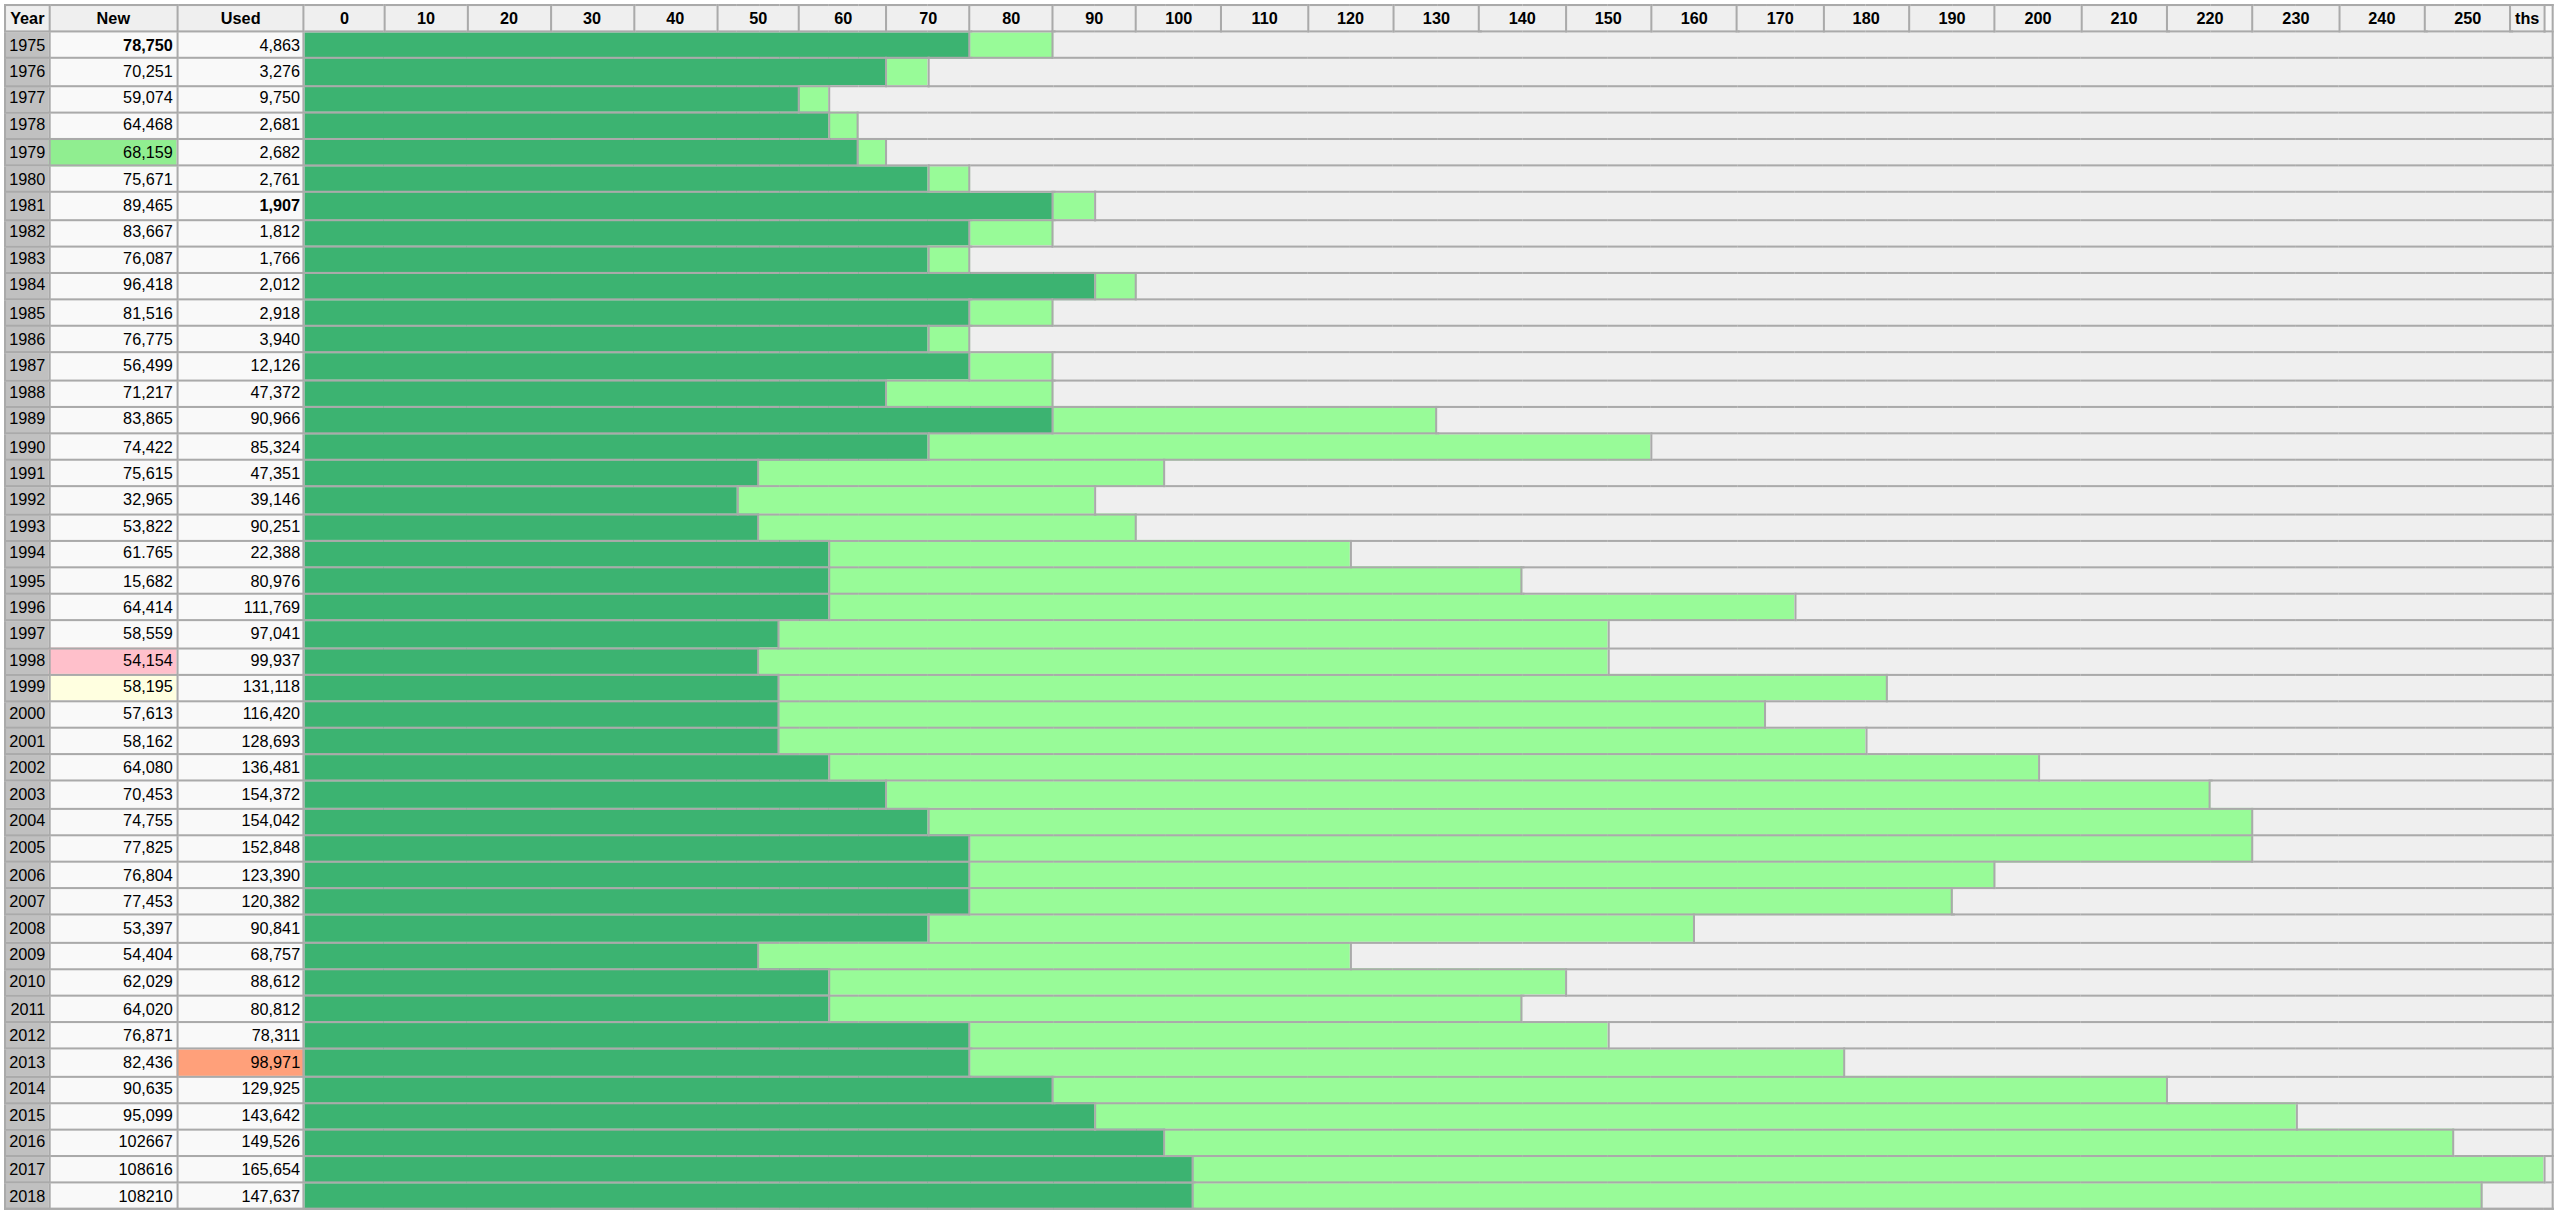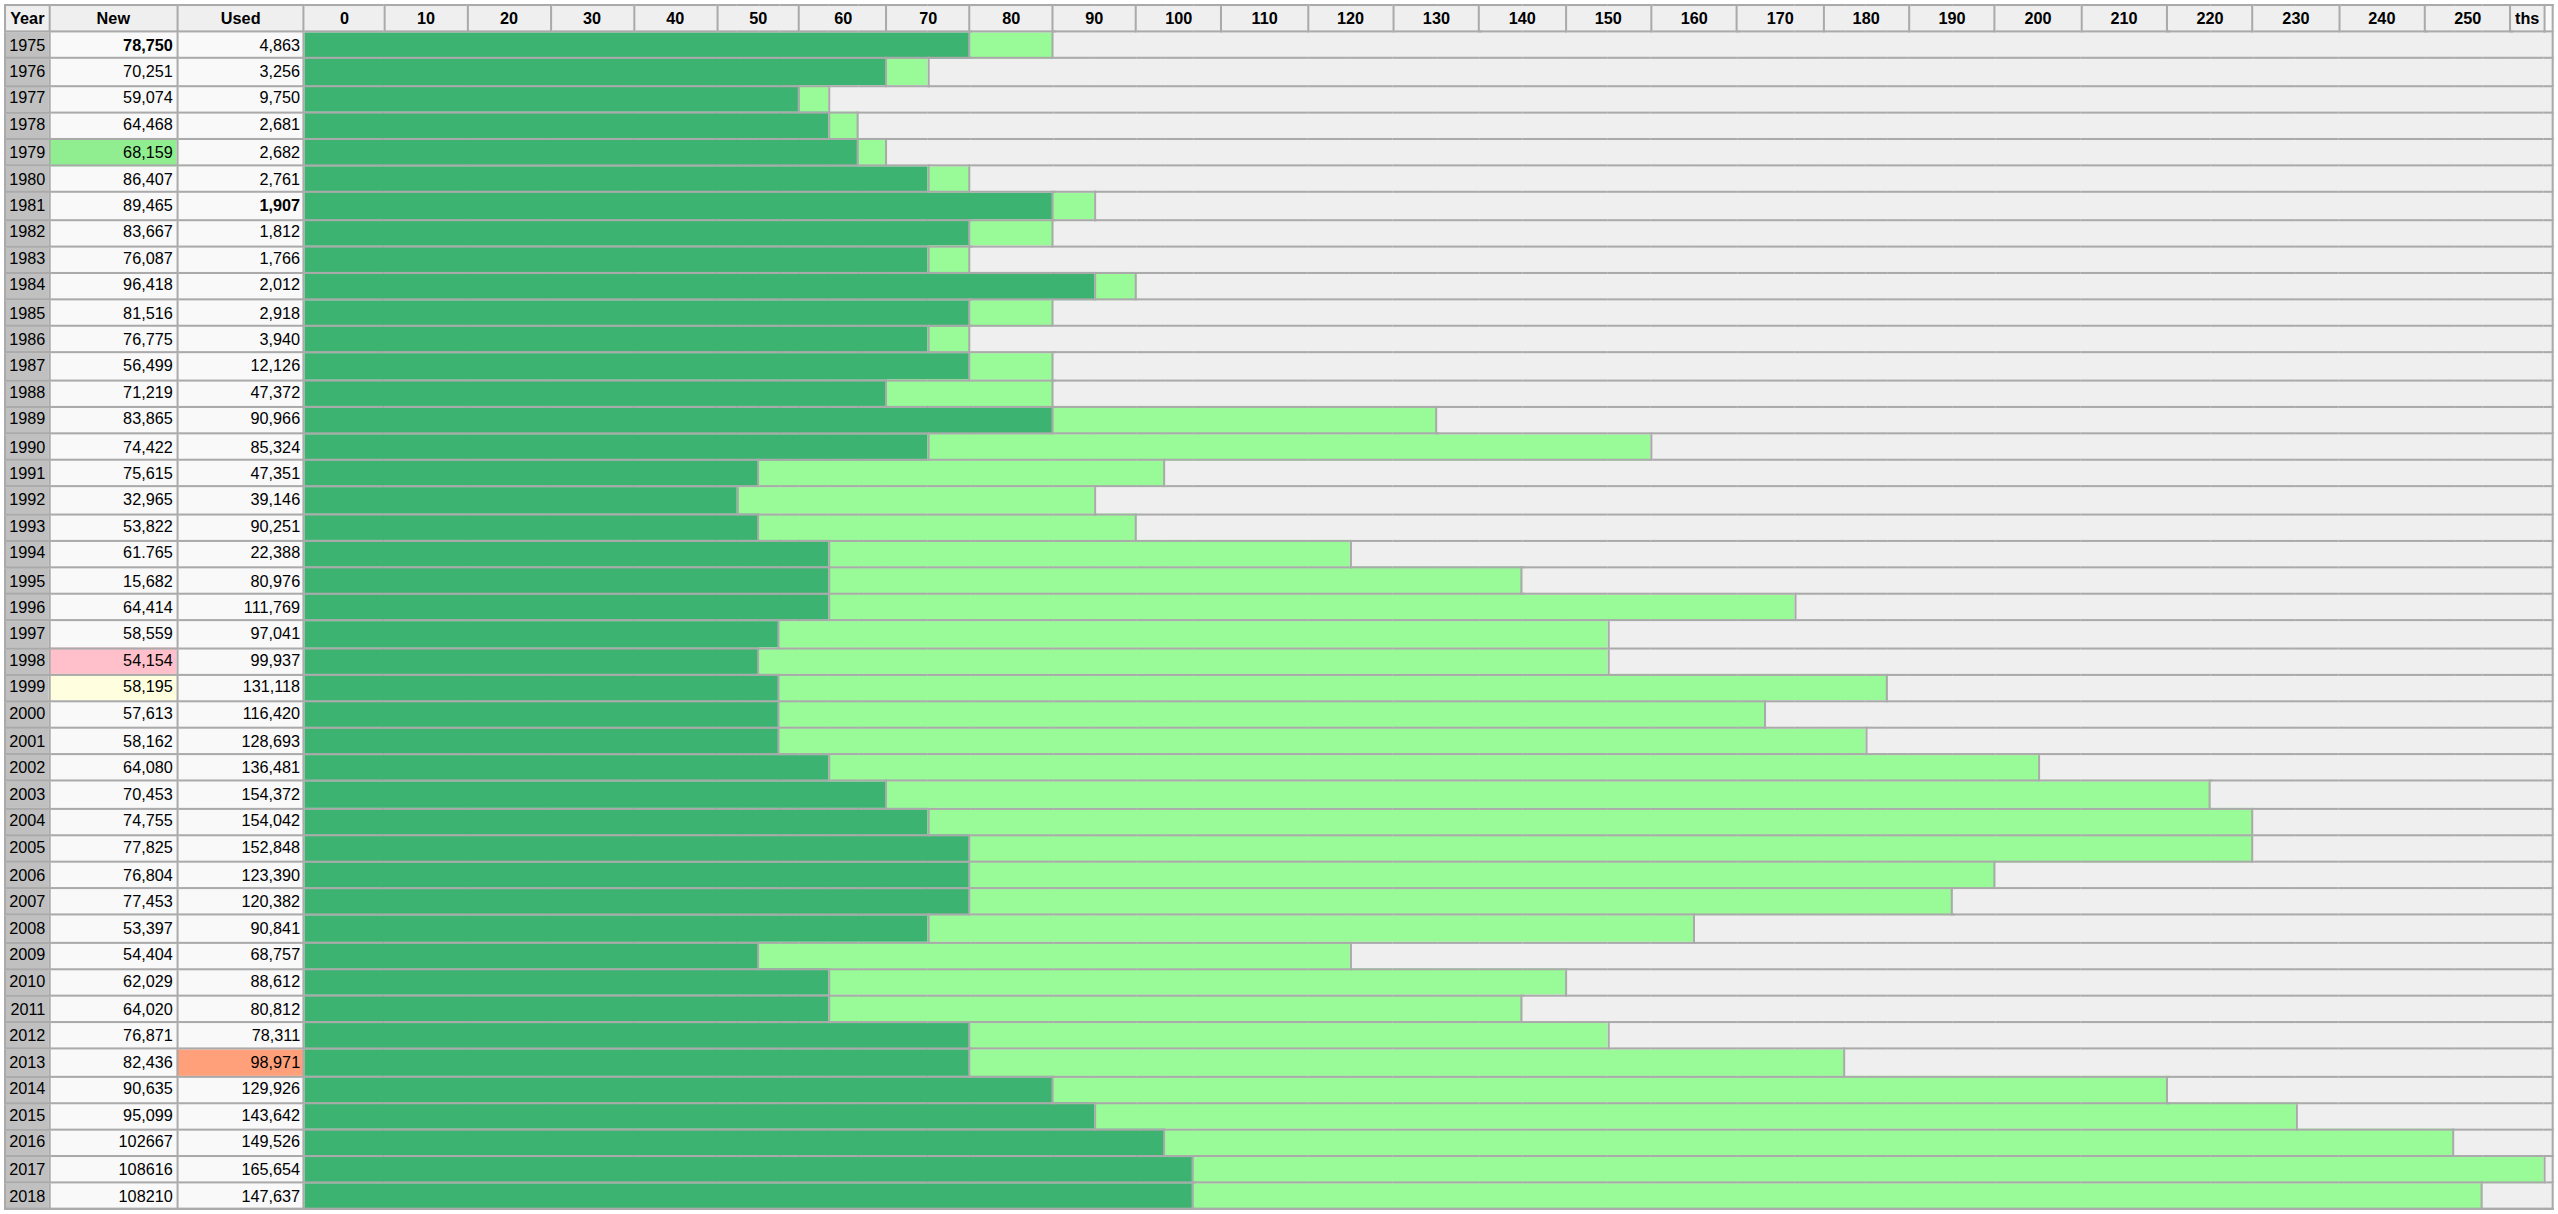(280, 72) 3,276 -> (280, 72) 3,256
(148, 179) 75,671 -> (148, 179) 86,407
(148, 393) 71,217 -> (148, 393) 71,219
(271, 1089) 129,925 -> (271, 1089) 129,926
